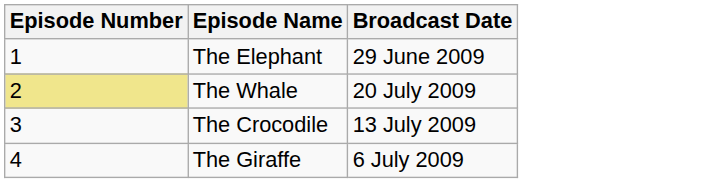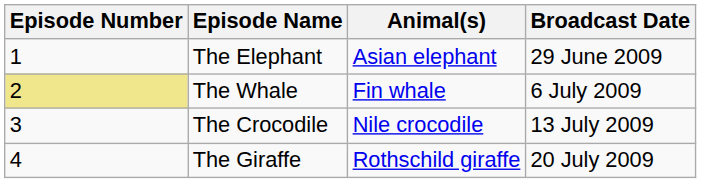+ column: (436, 21)
(414, 90) 20 July 2009 -> (586, 90) 6 July 2009
(408, 159) 6 July 2009 -> (592, 159) 20 July 2009
